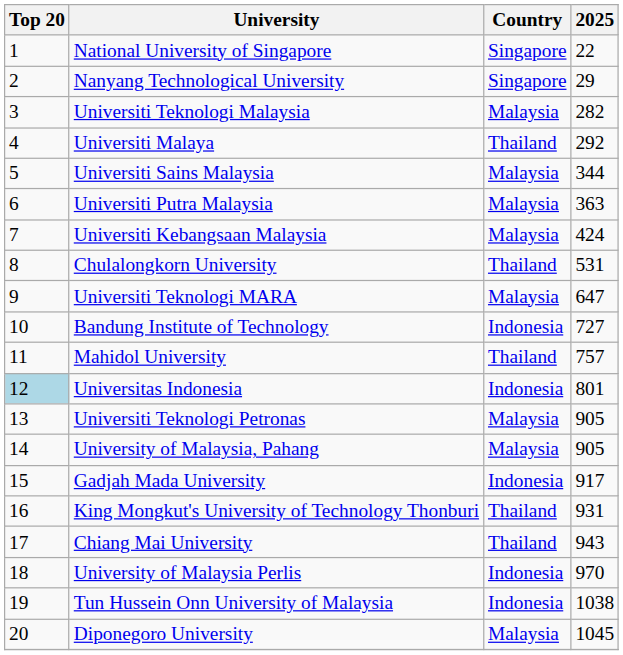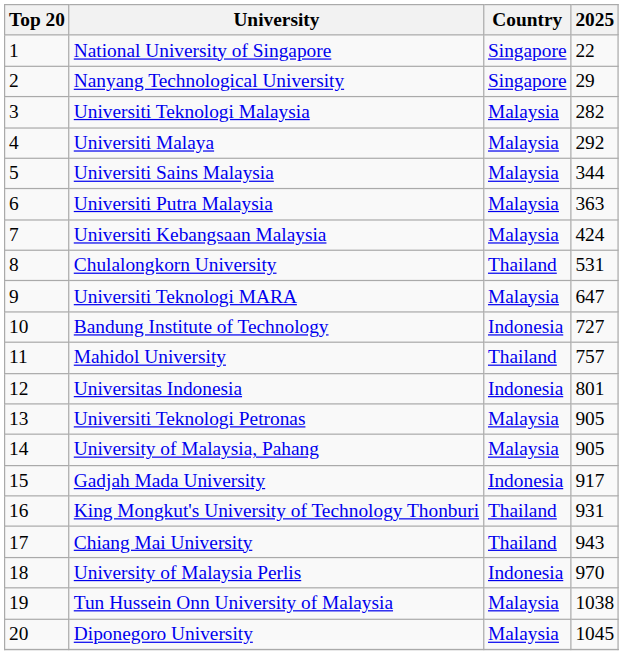(522, 142) Thailand -> (523, 142) Malaysia
(19, 388) lightblue background -> (19, 388) no background
(526, 603) Indonesia -> (523, 603) Malaysia
